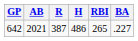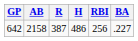(36, 28) 2021 -> (36, 28) 2158
(100, 28) 265 -> (100, 28) 256
